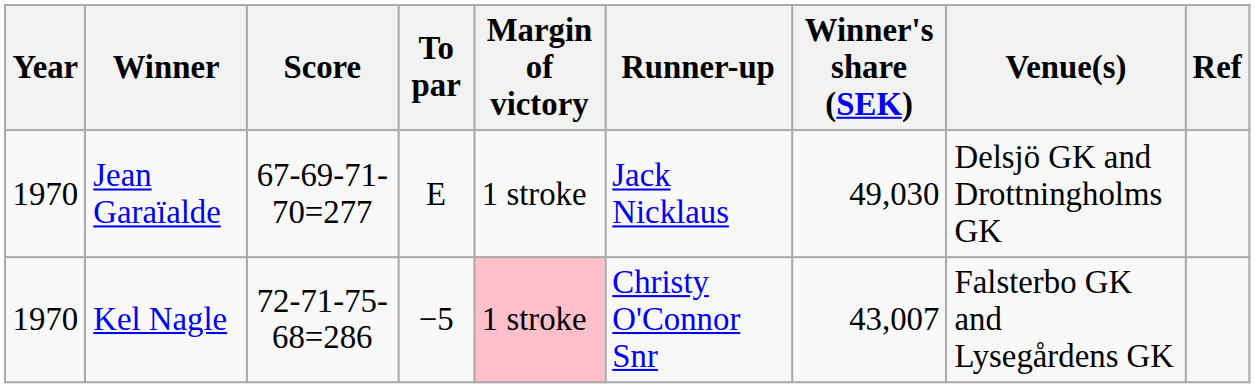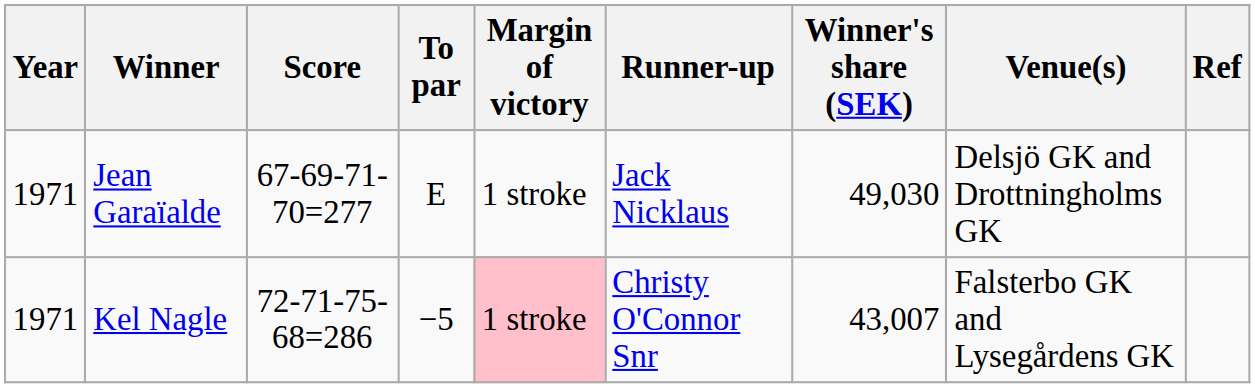(45, 193) 1970 -> (45, 193) 1971
(45, 319) 1970 -> (45, 319) 1971
